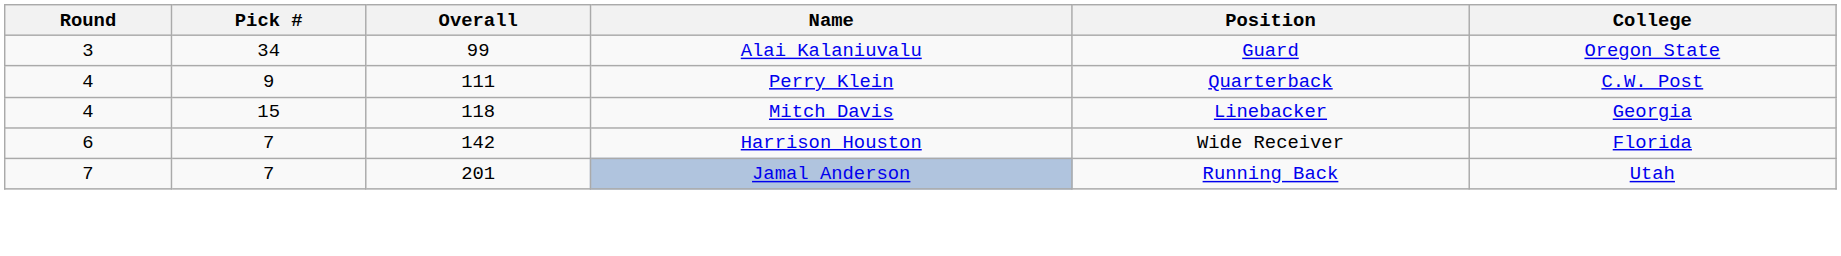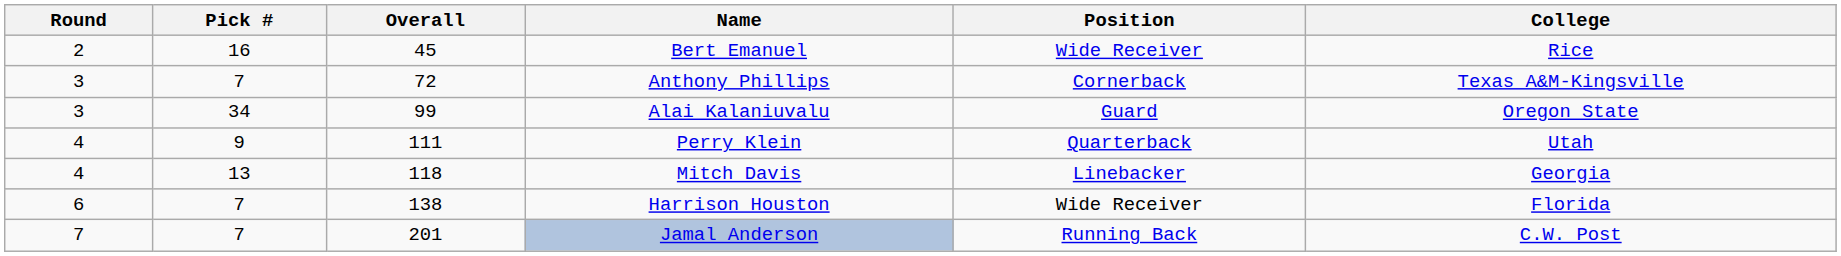+ row: (739, 51)
+ row: (739, 82)
(1652, 82) C.W. Post -> (1571, 143) Utah
(269, 112) 15 -> (239, 174) 13
(478, 143) 142 -> (425, 204) 138
(1652, 174) Utah -> (1571, 235) C.W. Post
